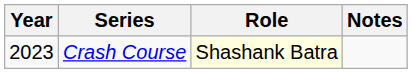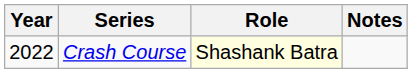(31, 52) 2023 -> (31, 52) 2022
